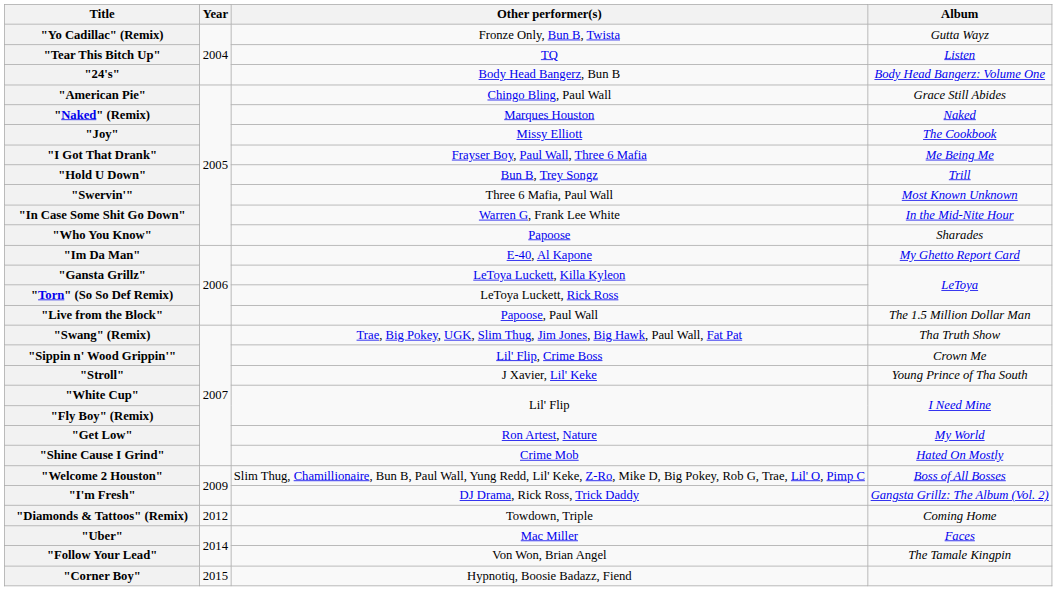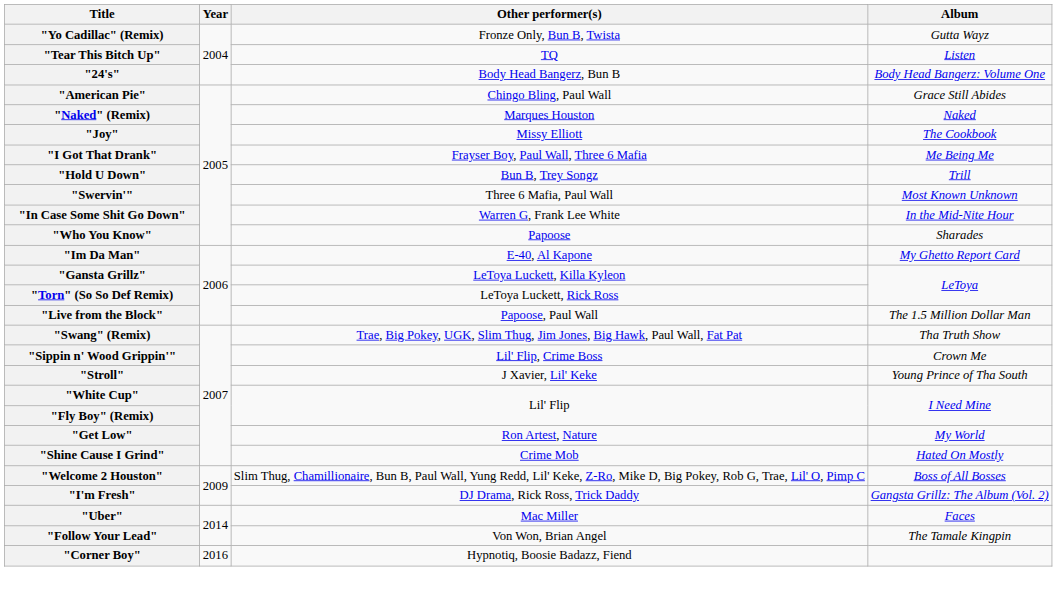- row: (102, 515)
(215, 575) 2015 -> (215, 555) 2016
